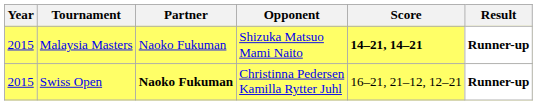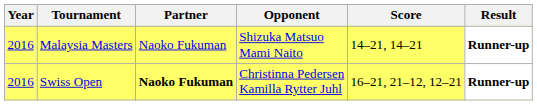(21, 45) 2015 -> (21, 45) 2016
(386, 45) bold -> (386, 45) normal
(21, 82) 2015 -> (21, 82) 2016
